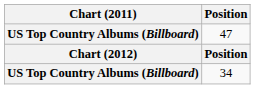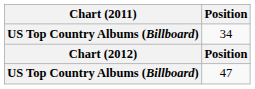rows swapped: (226, 34) <-> (226, 73)
